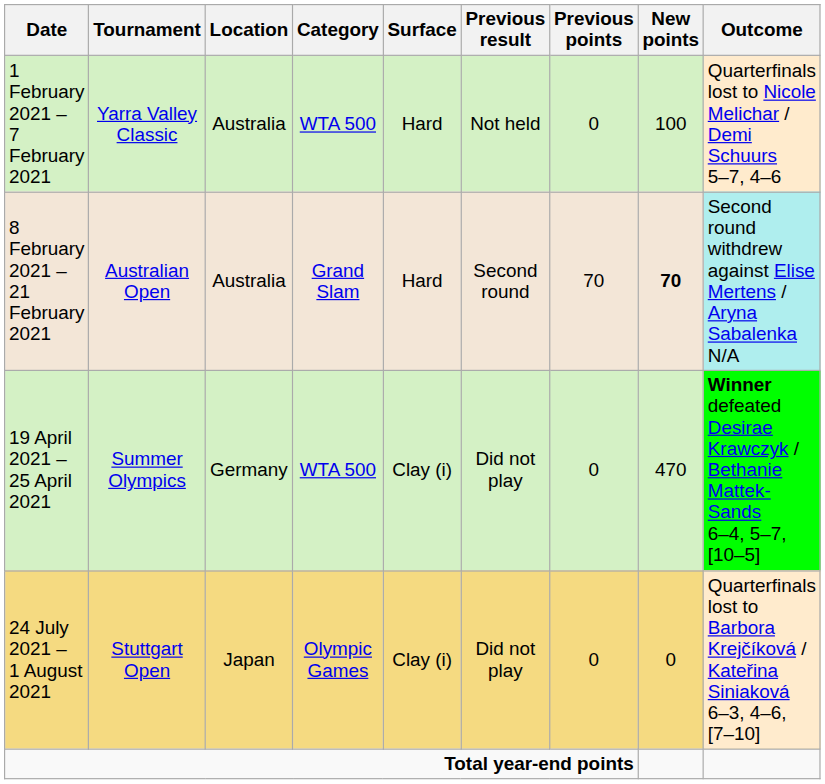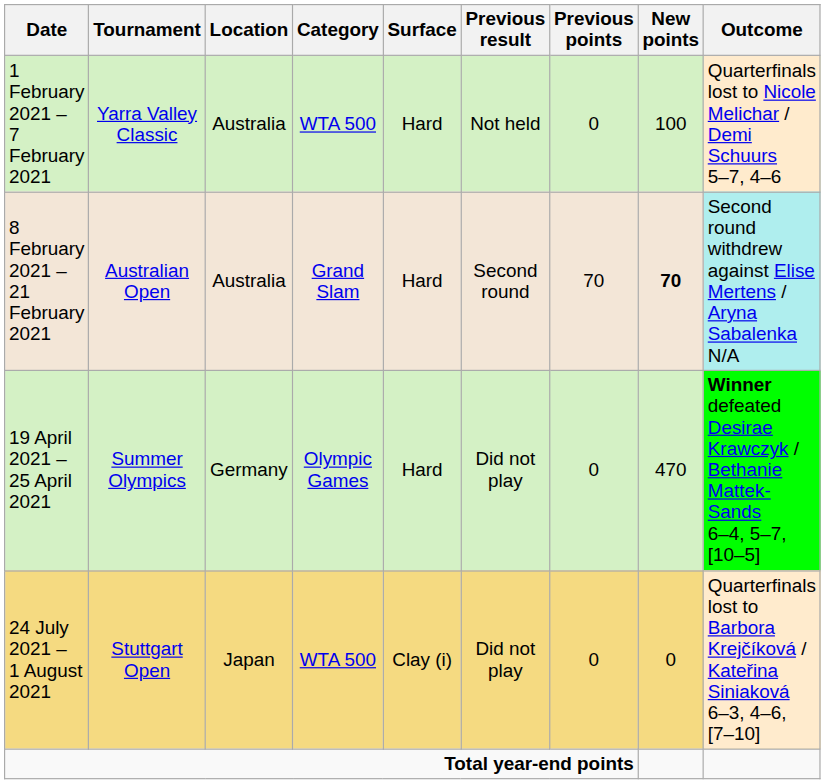(338, 470) WTA 500 -> (338, 470) Olympic Games
(422, 470) Clay (i) -> (422, 470) Hard
(338, 659) Olympic Games -> (338, 659) WTA 500
